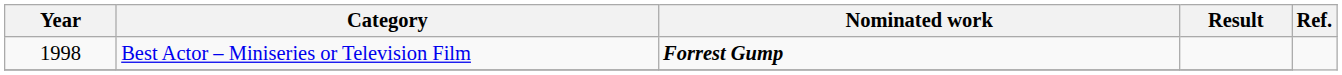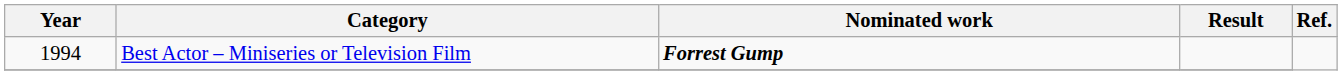(61, 53) 1998 -> (61, 53) 1994
